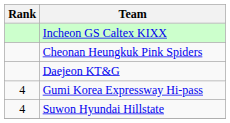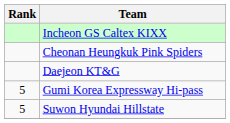(22, 90) 4 -> (22, 90) 5
(22, 109) 4 -> (22, 109) 5
